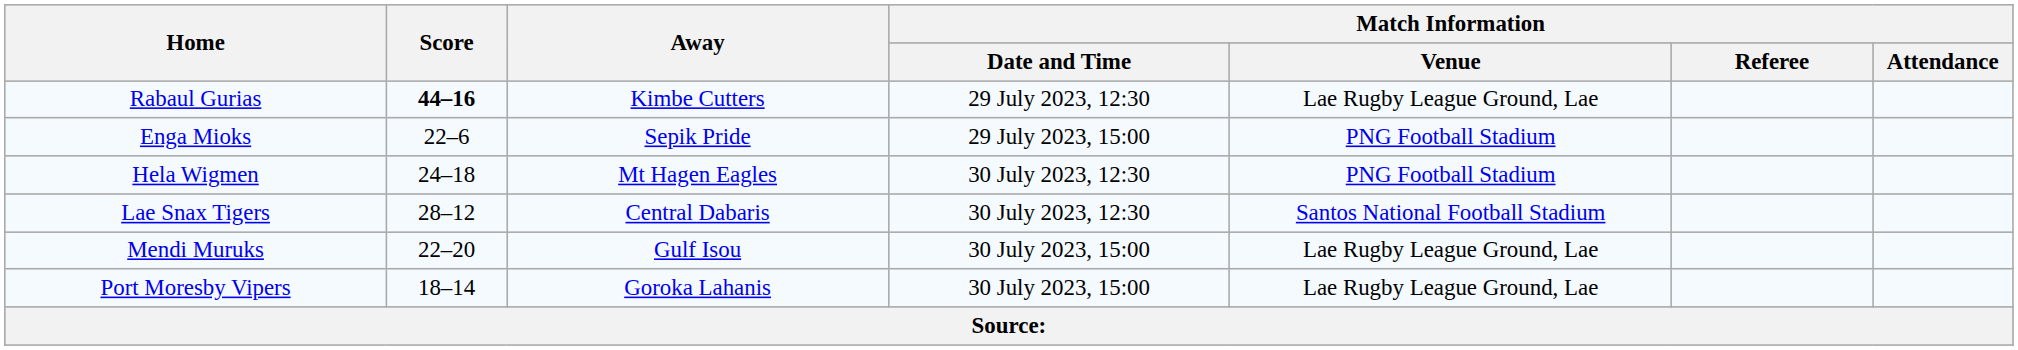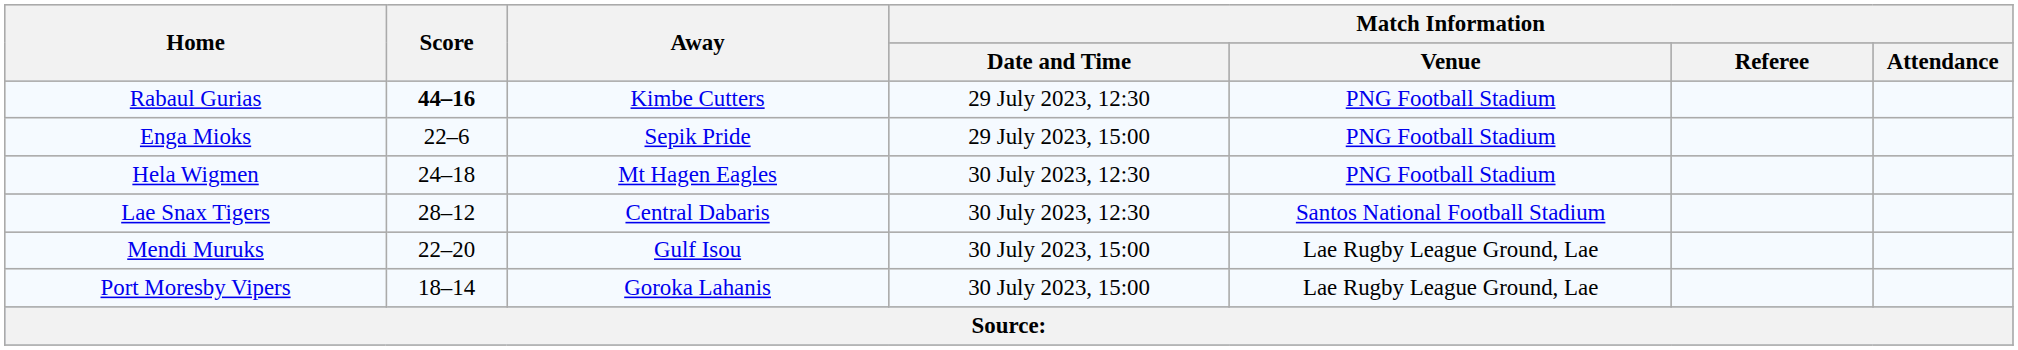(1451, 99) Lae Rugby League Ground, Lae -> (1451, 99) PNG Football Stadium
